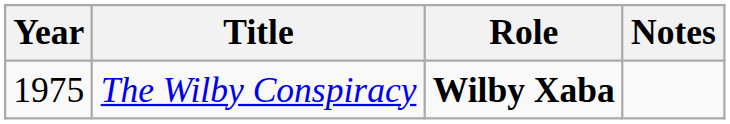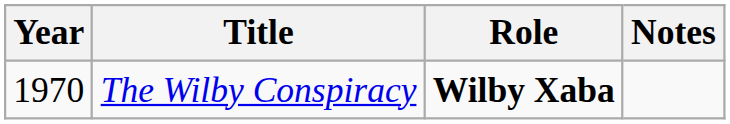(49, 88) 1975 -> (49, 88) 1970
